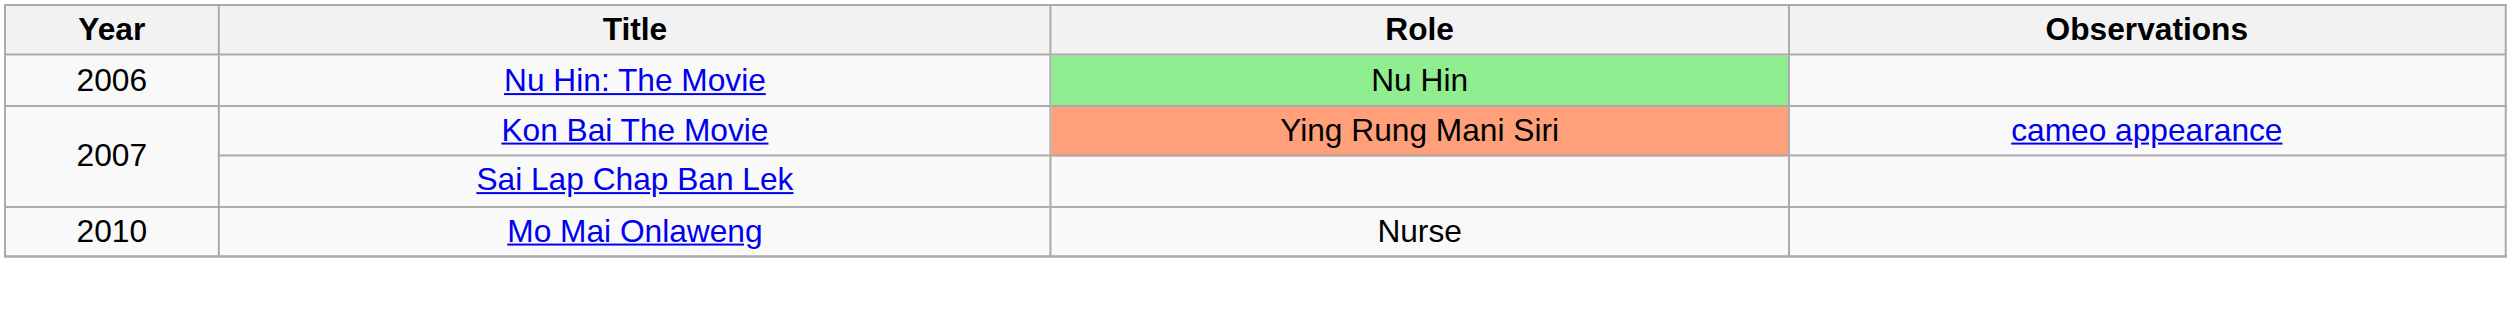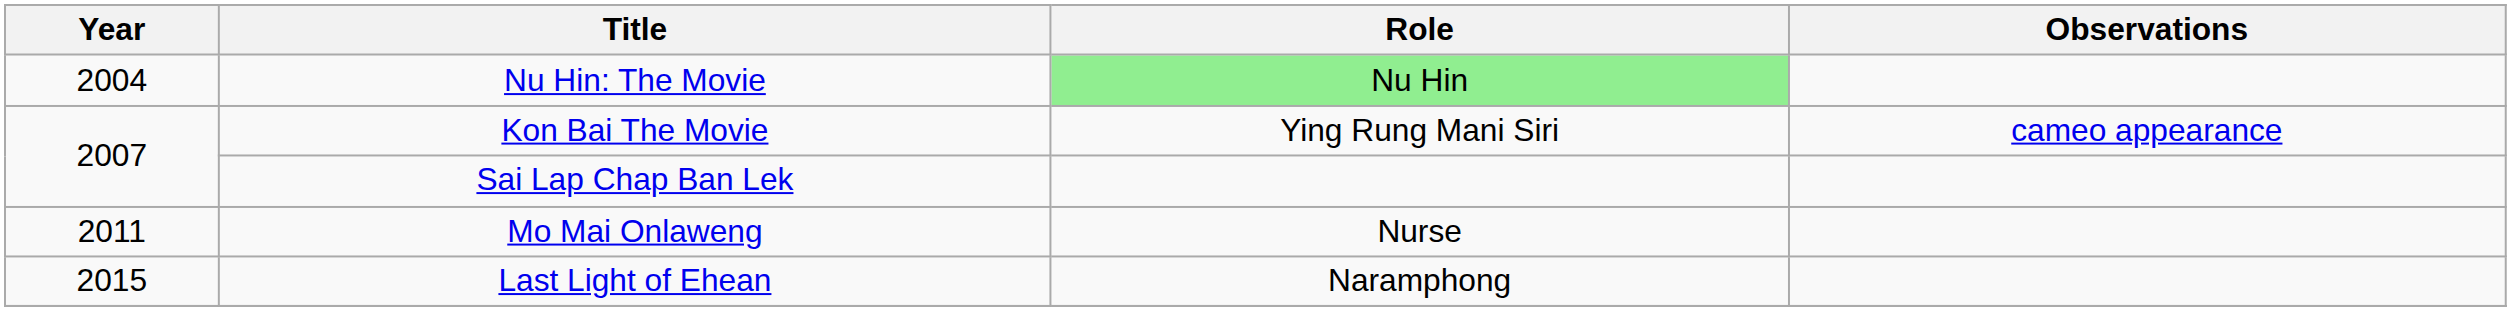(112, 79) 2006 -> (112, 79) 2004
(1420, 130) lightsalmon background -> (1420, 130) no background
(112, 230) 2010 -> (112, 230) 2011
+ row: (635, 280)
